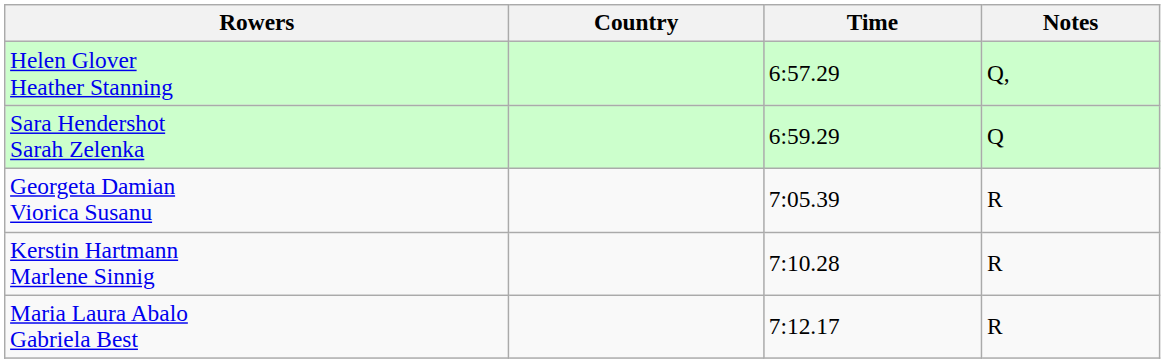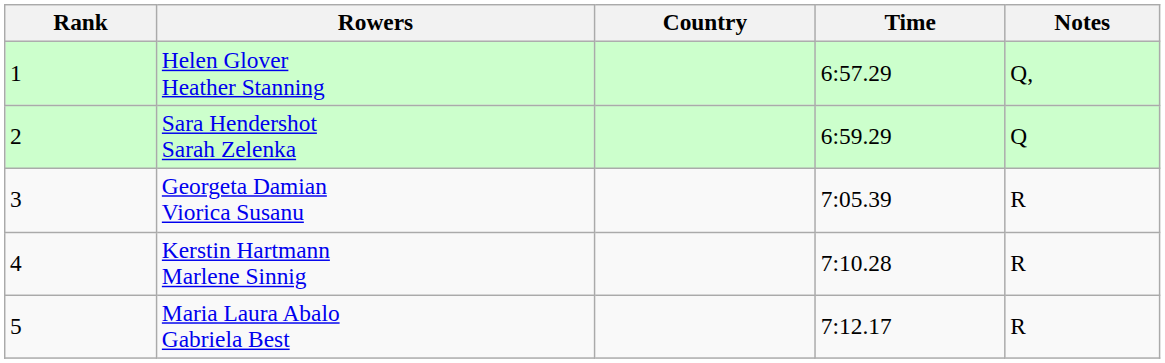+ column: (81, 23)
